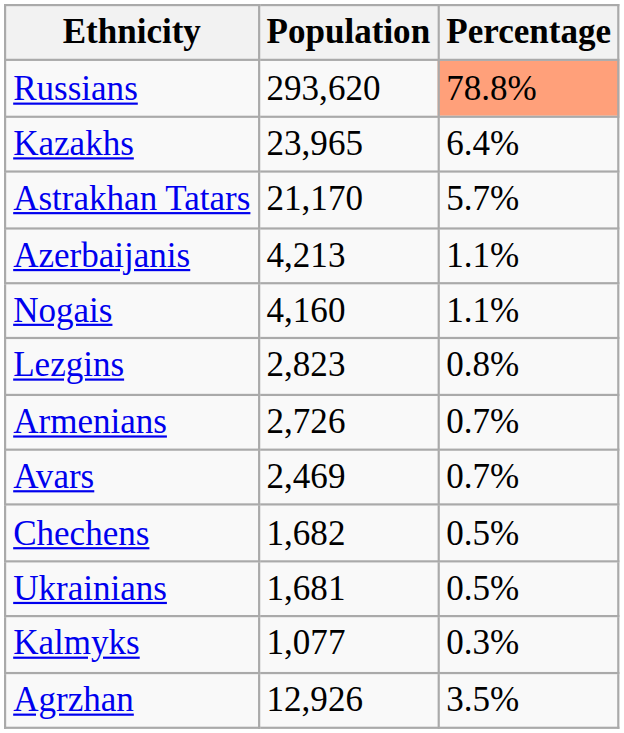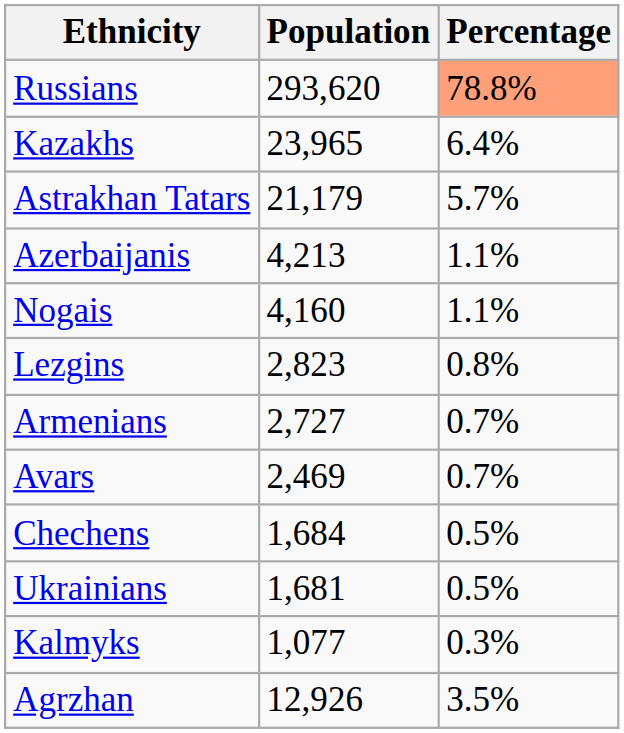(315, 198) 21,170 -> (315, 198) 21,179
(306, 421) 2,726 -> (306, 421) 2,727
(306, 532) 1,682 -> (306, 532) 1,684
